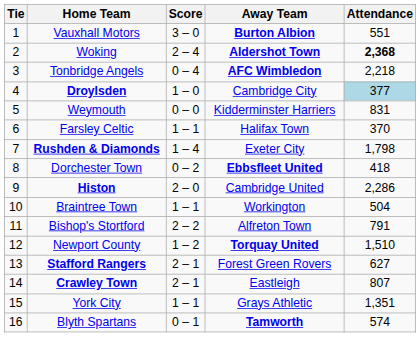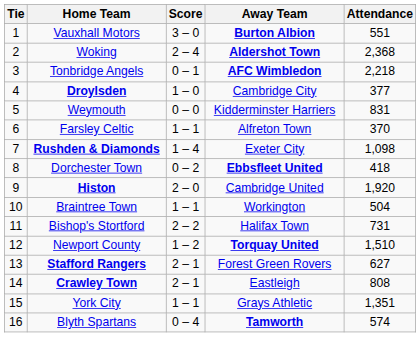(380, 52) bold -> (380, 52) normal
(186, 71) 0 – 4 -> (186, 71) 0 – 1
(380, 91) lightblue background -> (380, 91) no background
(275, 129) Halifax Town -> (275, 129) Alfreton Town
(380, 149) 1,798 -> (380, 149) 1,098
(380, 187) 2,286 -> (380, 187) 1,920
(275, 226) Alfreton Town -> (275, 226) Halifax Town
(380, 226) 791 -> (380, 226) 731
(380, 284) 807 -> (380, 284) 808
(186, 322) 0 – 1 -> (186, 322) 0 – 4
